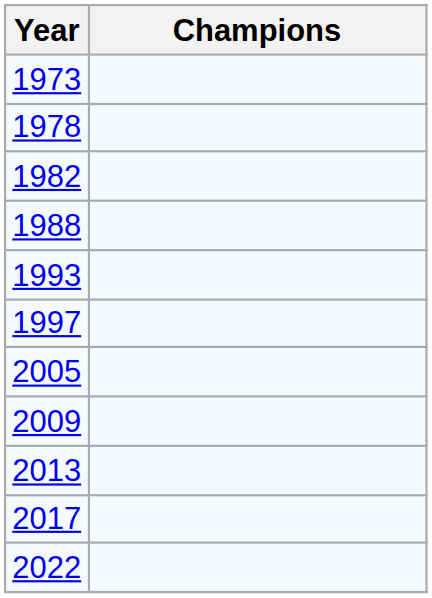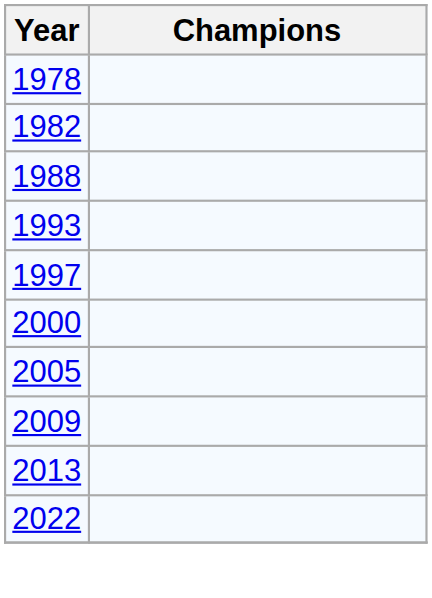- row: (47, 79)
+ row: (47, 323)
- row: (47, 519)
